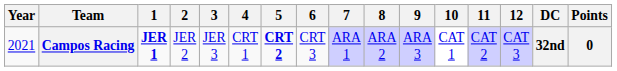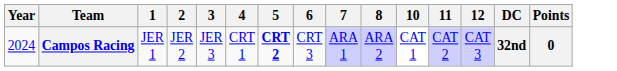- column: (417, 15)
(21, 46) 2021 -> (21, 46) 2024
(154, 46) bold -> (152, 46) normal
